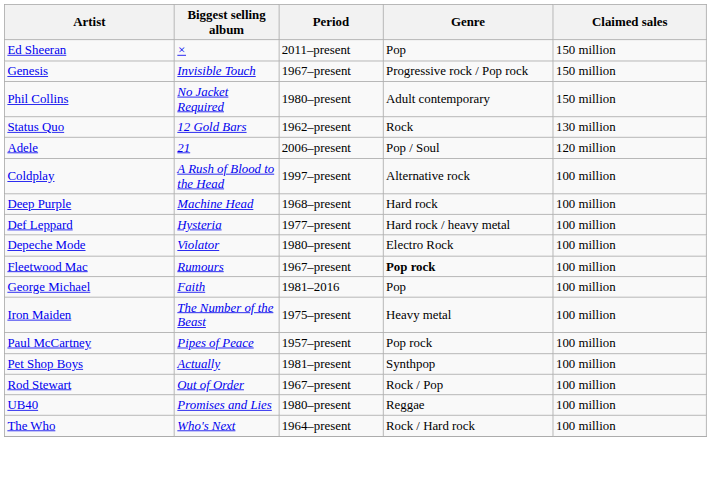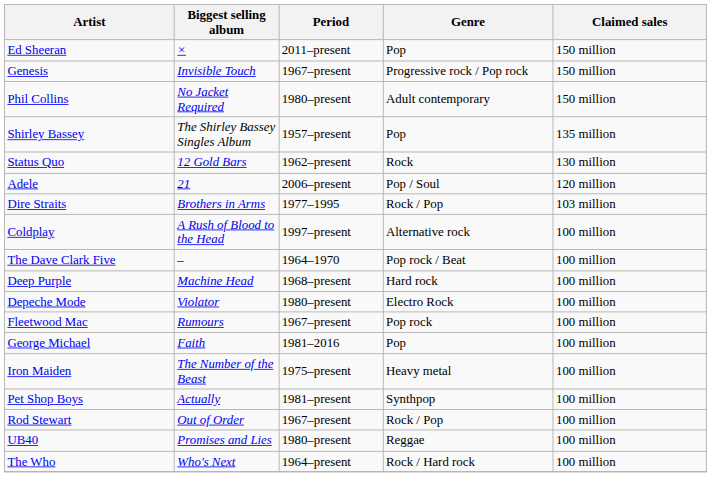+ row: (46, 134)
+ row: (37, 203)
+ row: (61, 259)
- row: (40, 224)
(411, 265) bold -> (409, 322) normal
- row: (49, 342)
